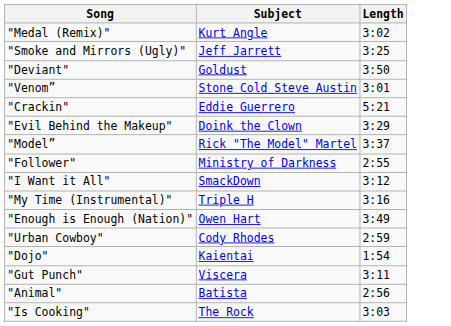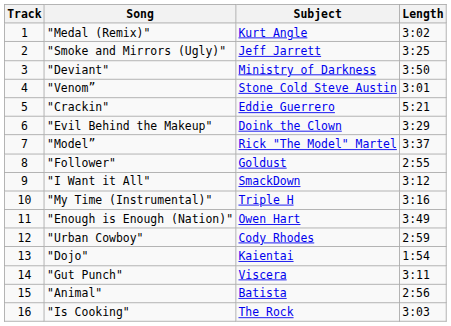+ column: (24, 14)
(223, 70) Goldust -> (307, 70) Ministry of Darkness
(267, 163) Ministry of Darkness -> (263, 163) Goldust
